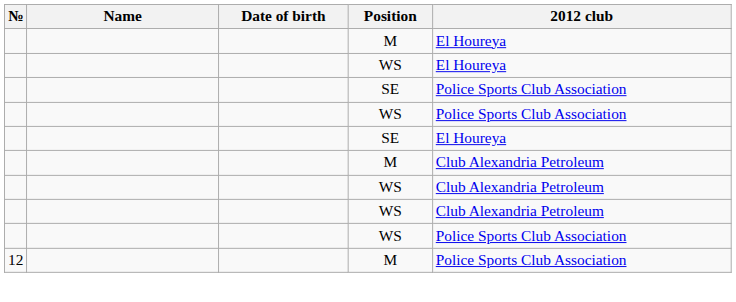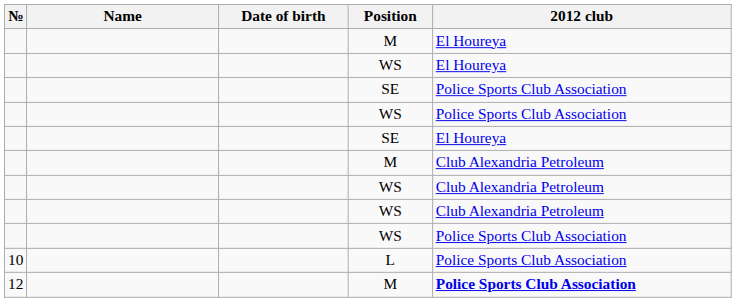+ row: (16, 260)
(531, 260) normal -> (536, 284) bold
